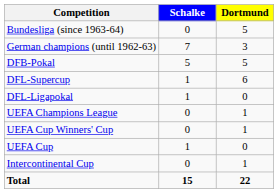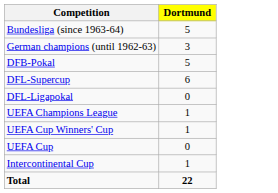- column: (187, 12)
